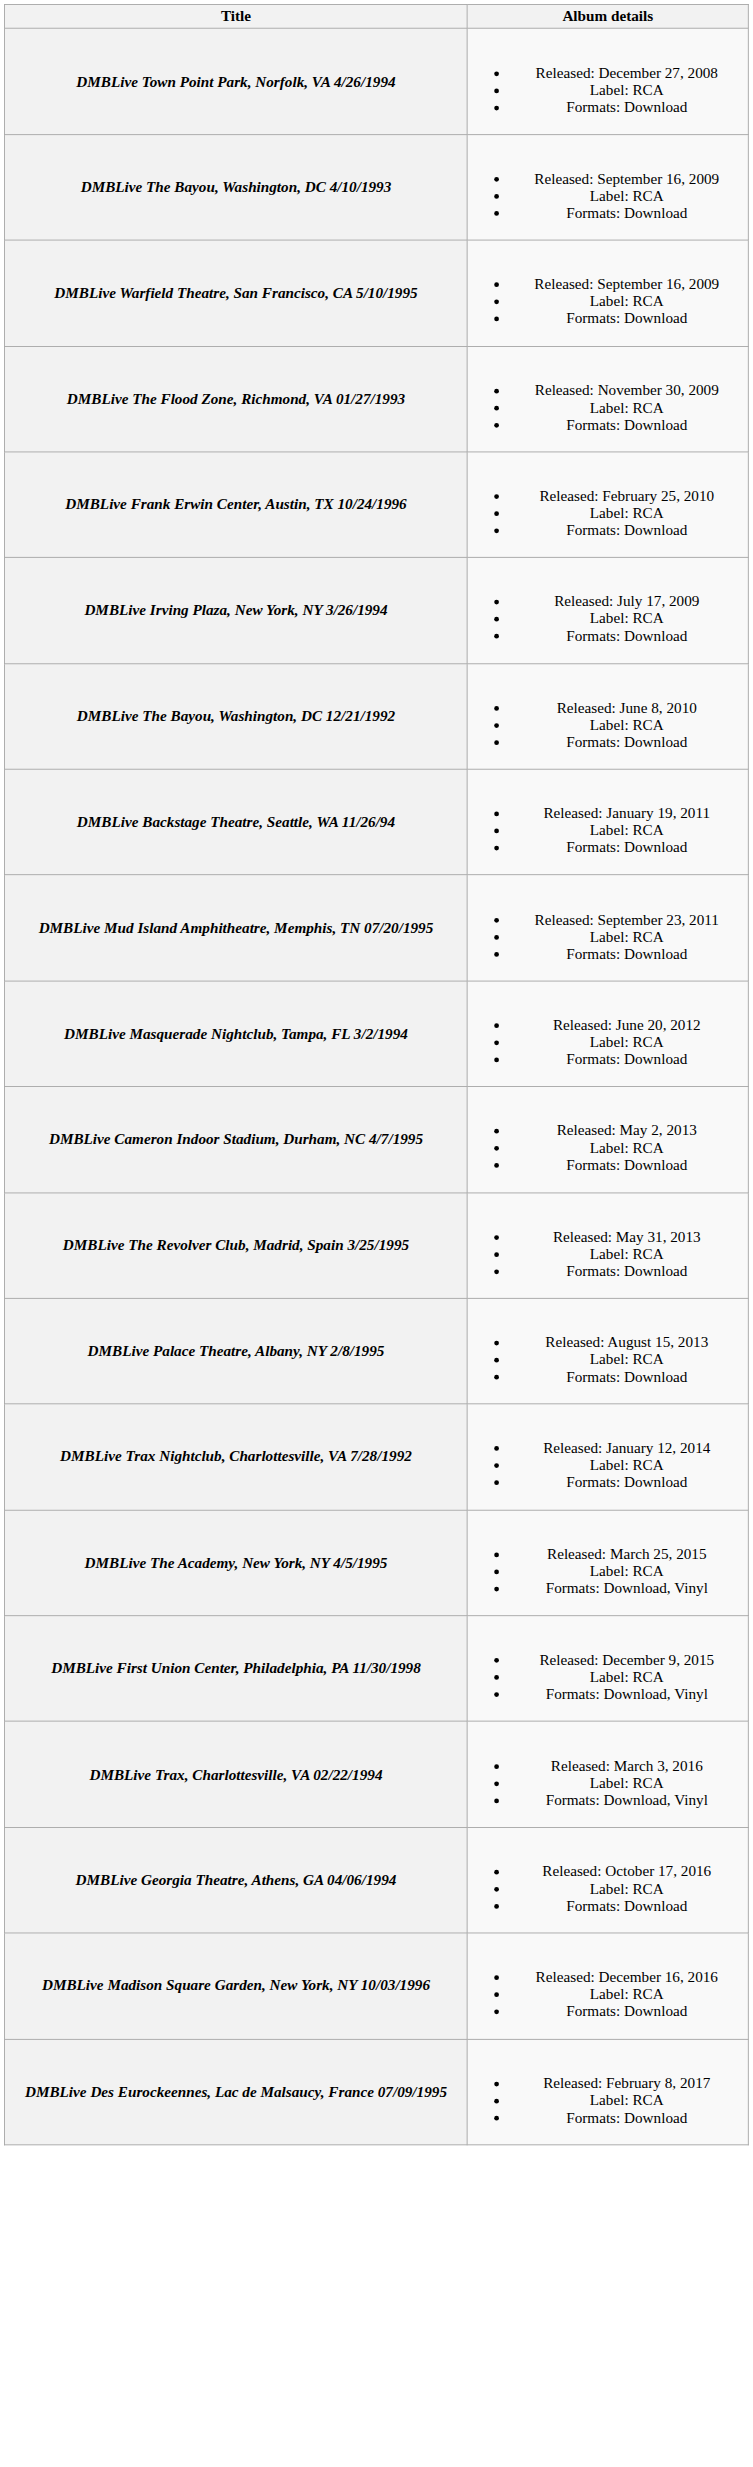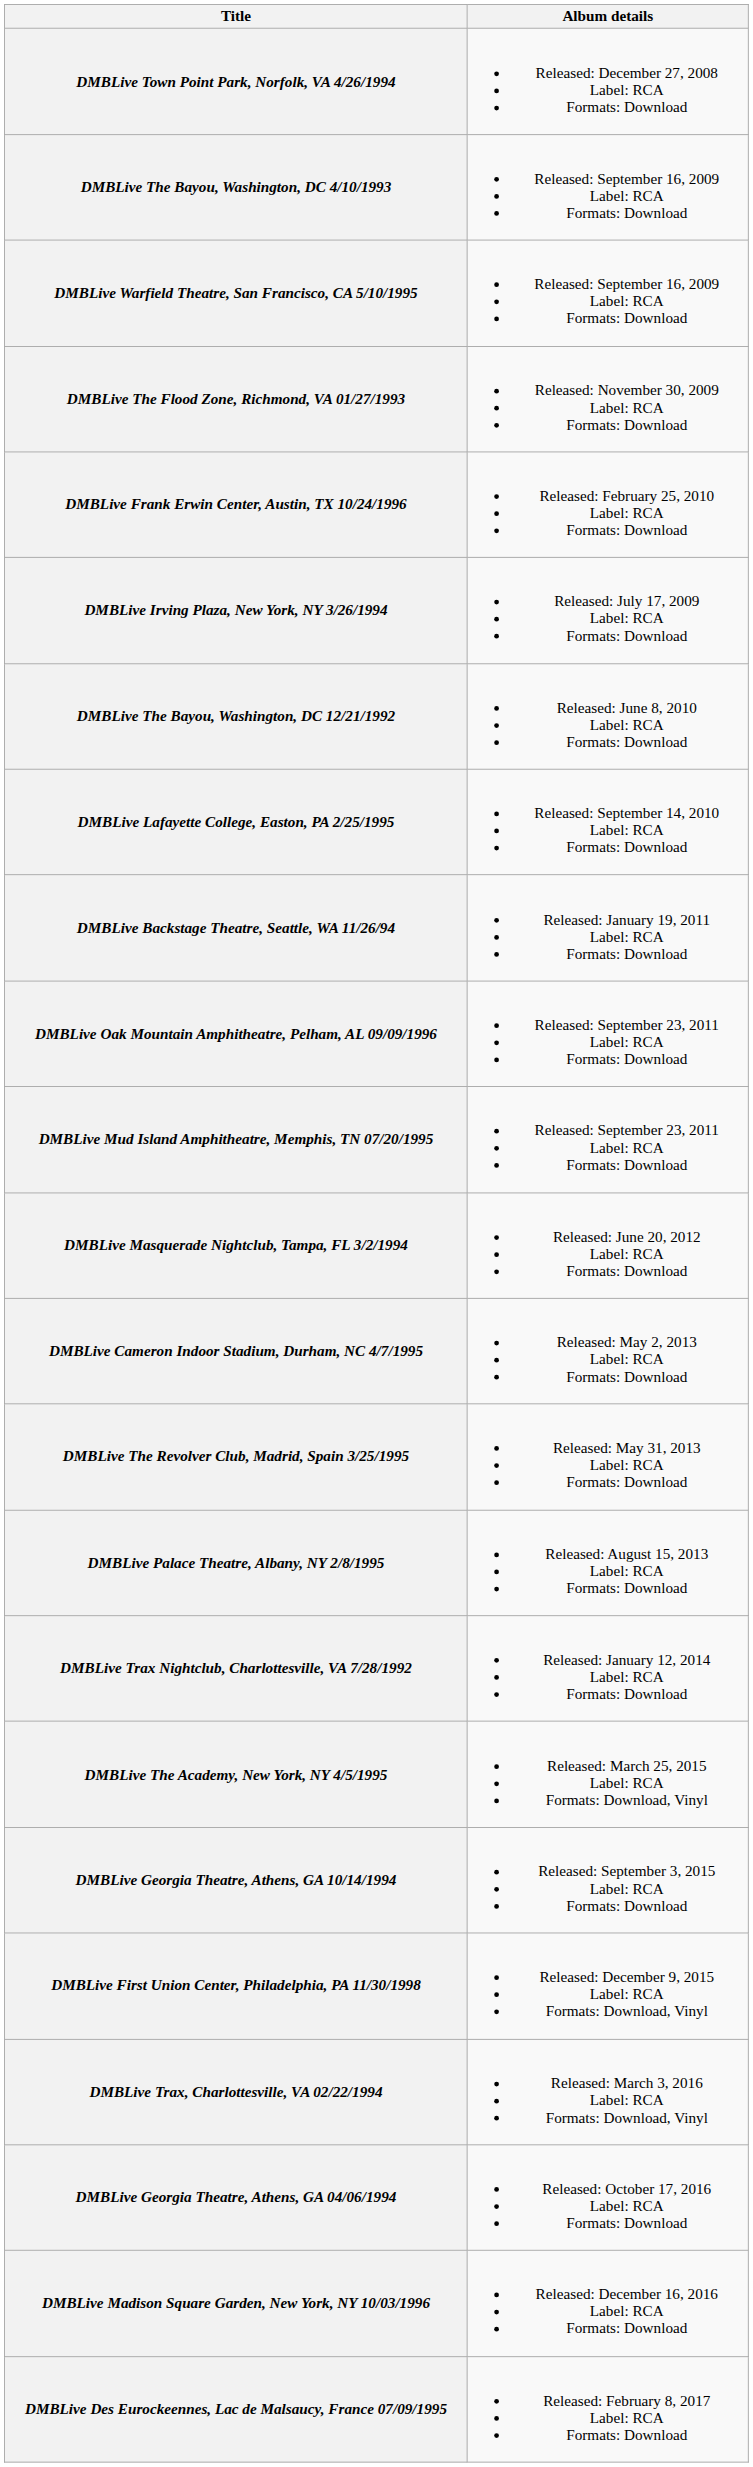+ row: (236, 822)
+ row: (236, 1033)
+ row: (236, 1880)
